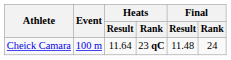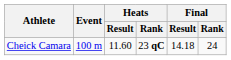(120, 46) 11.64 -> (120, 46) 11.60
(183, 46) 11.48 -> (183, 46) 14.18
